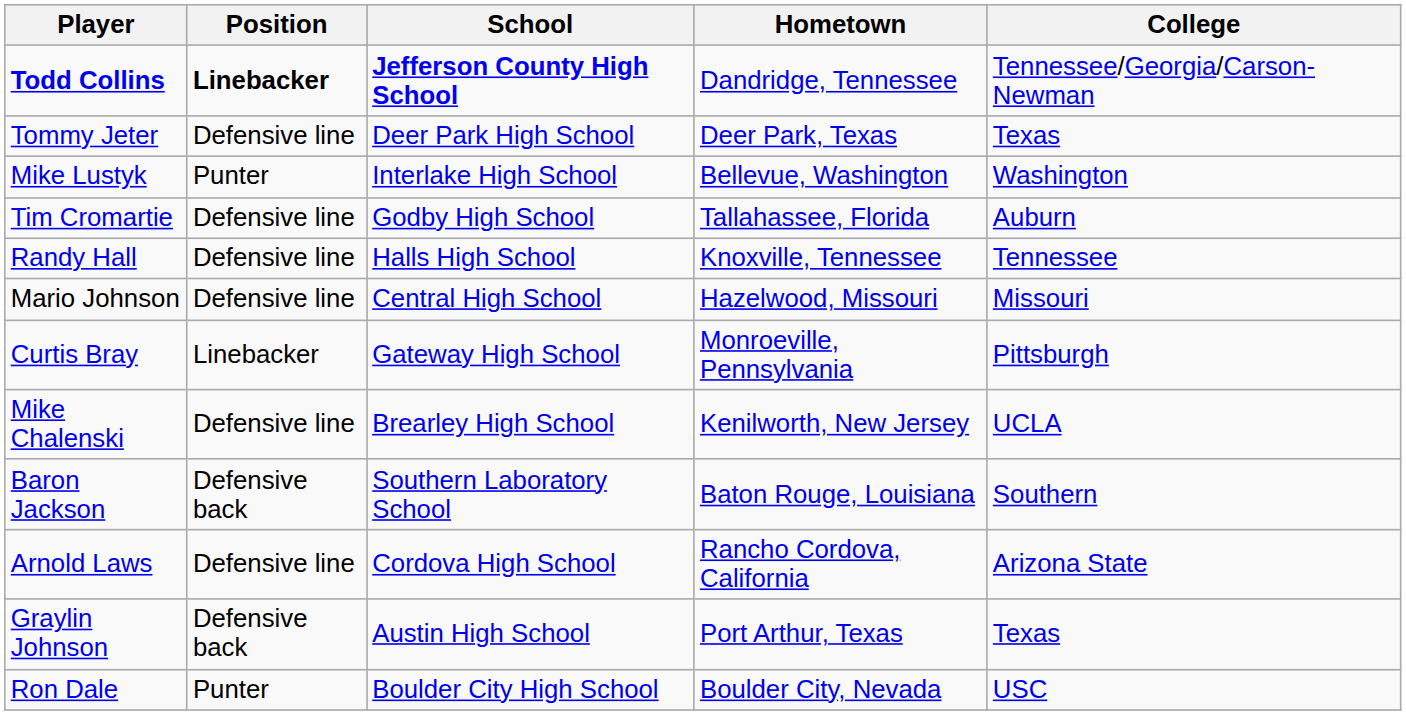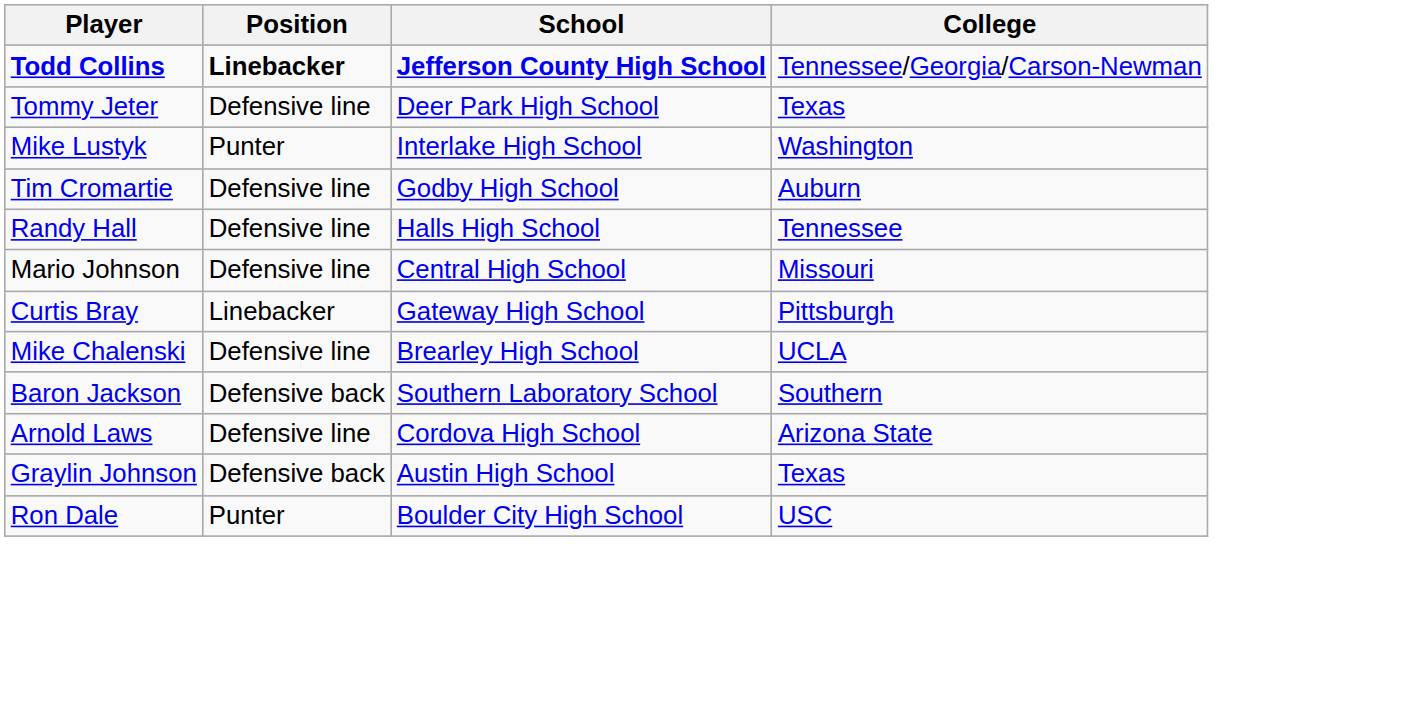- column: (840, 24)
